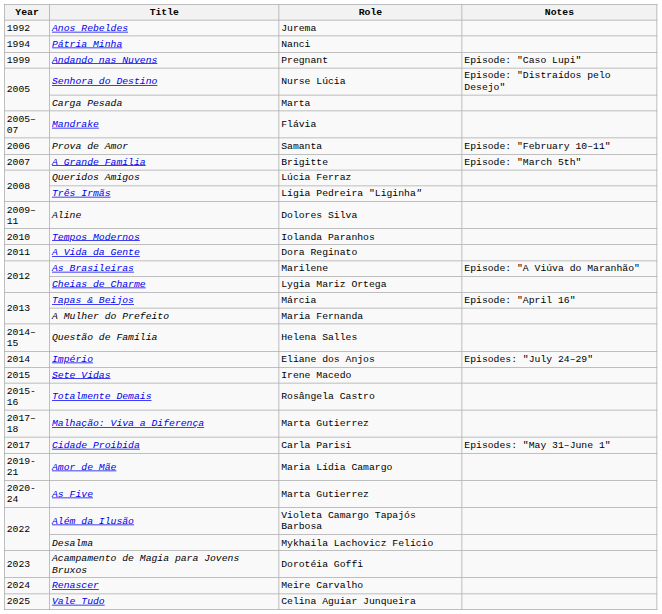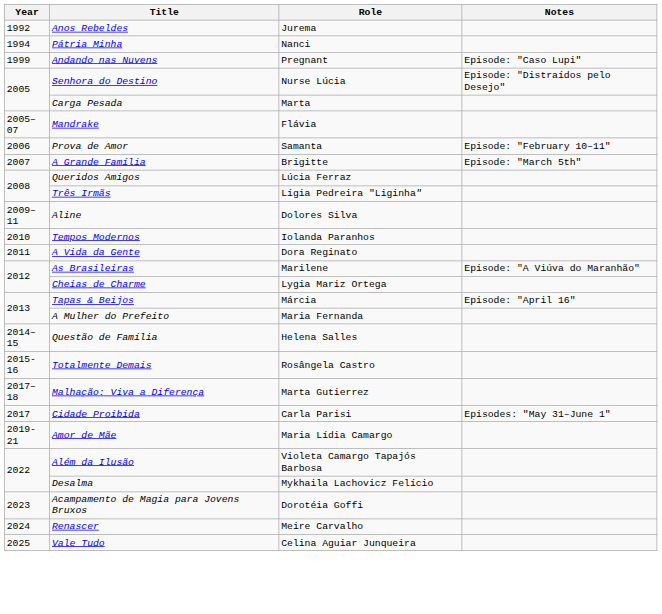- row: (73, 359)
- row: (81, 375)
- row: (73, 494)
